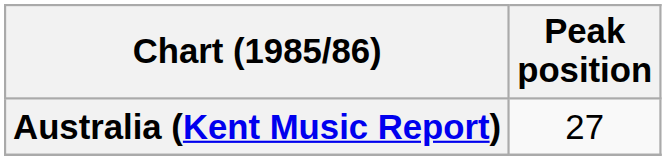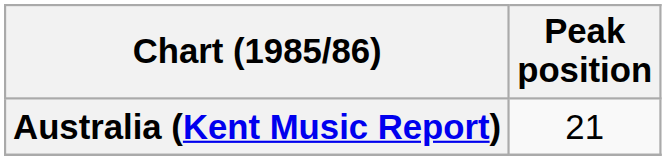(585, 126) 27 -> (585, 126) 21
